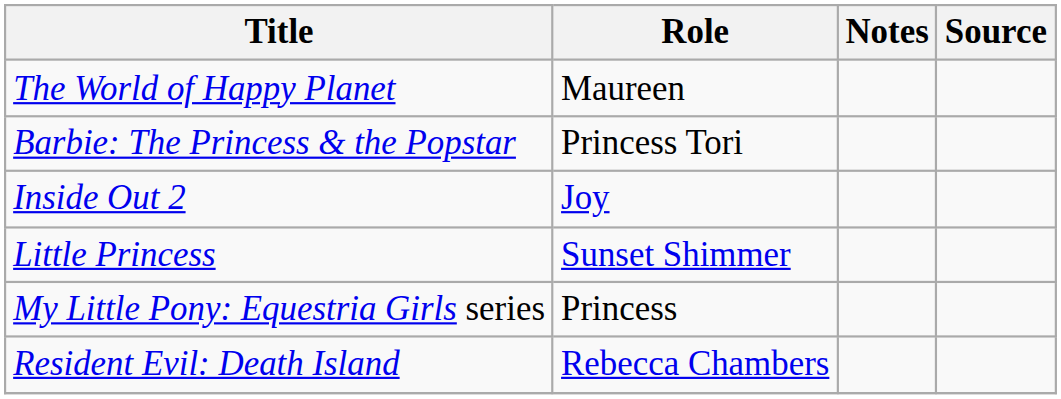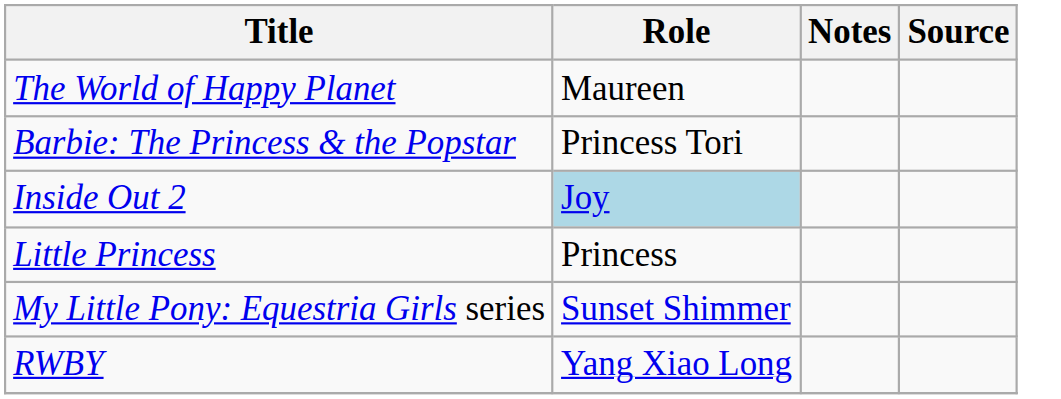(585, 198) no background -> (585, 198) lightblue background
(676, 253) Sunset Shimmer -> (619, 253) Princess
(619, 308) Princess -> (676, 308) Sunset Shimmer
- row: (206, 364)
+ row: (58, 364)
